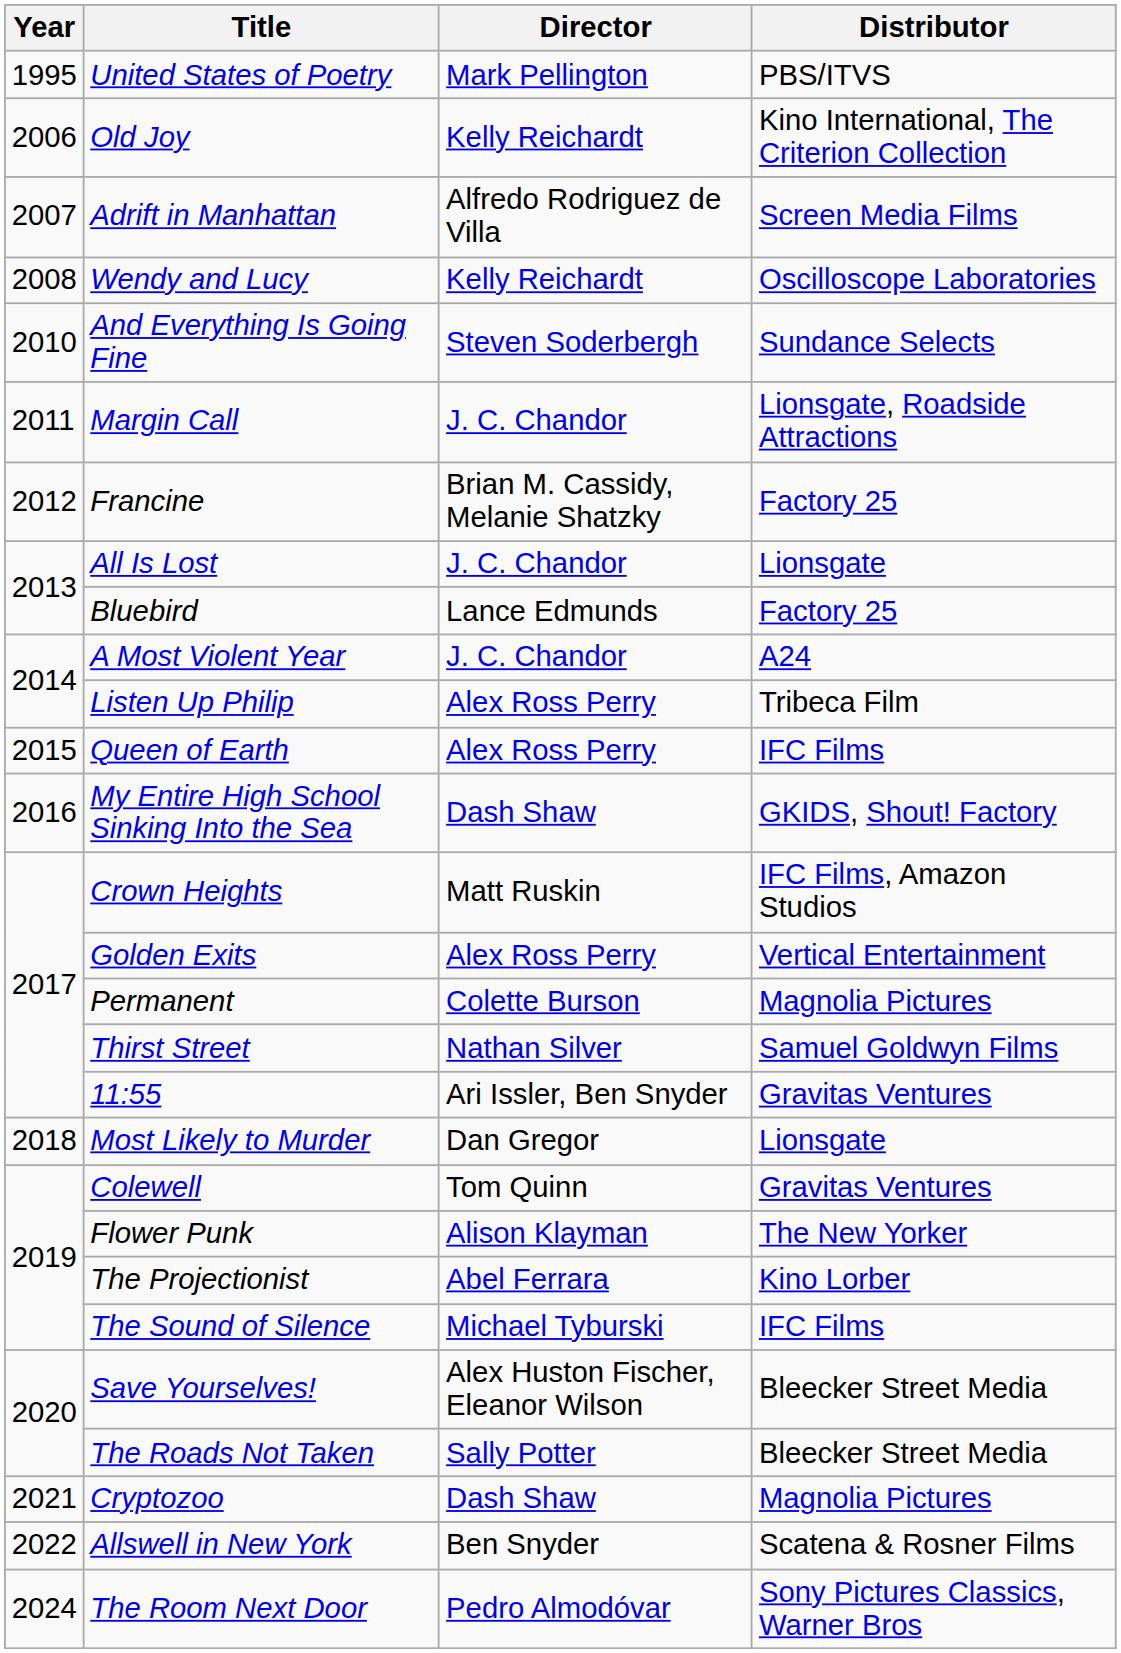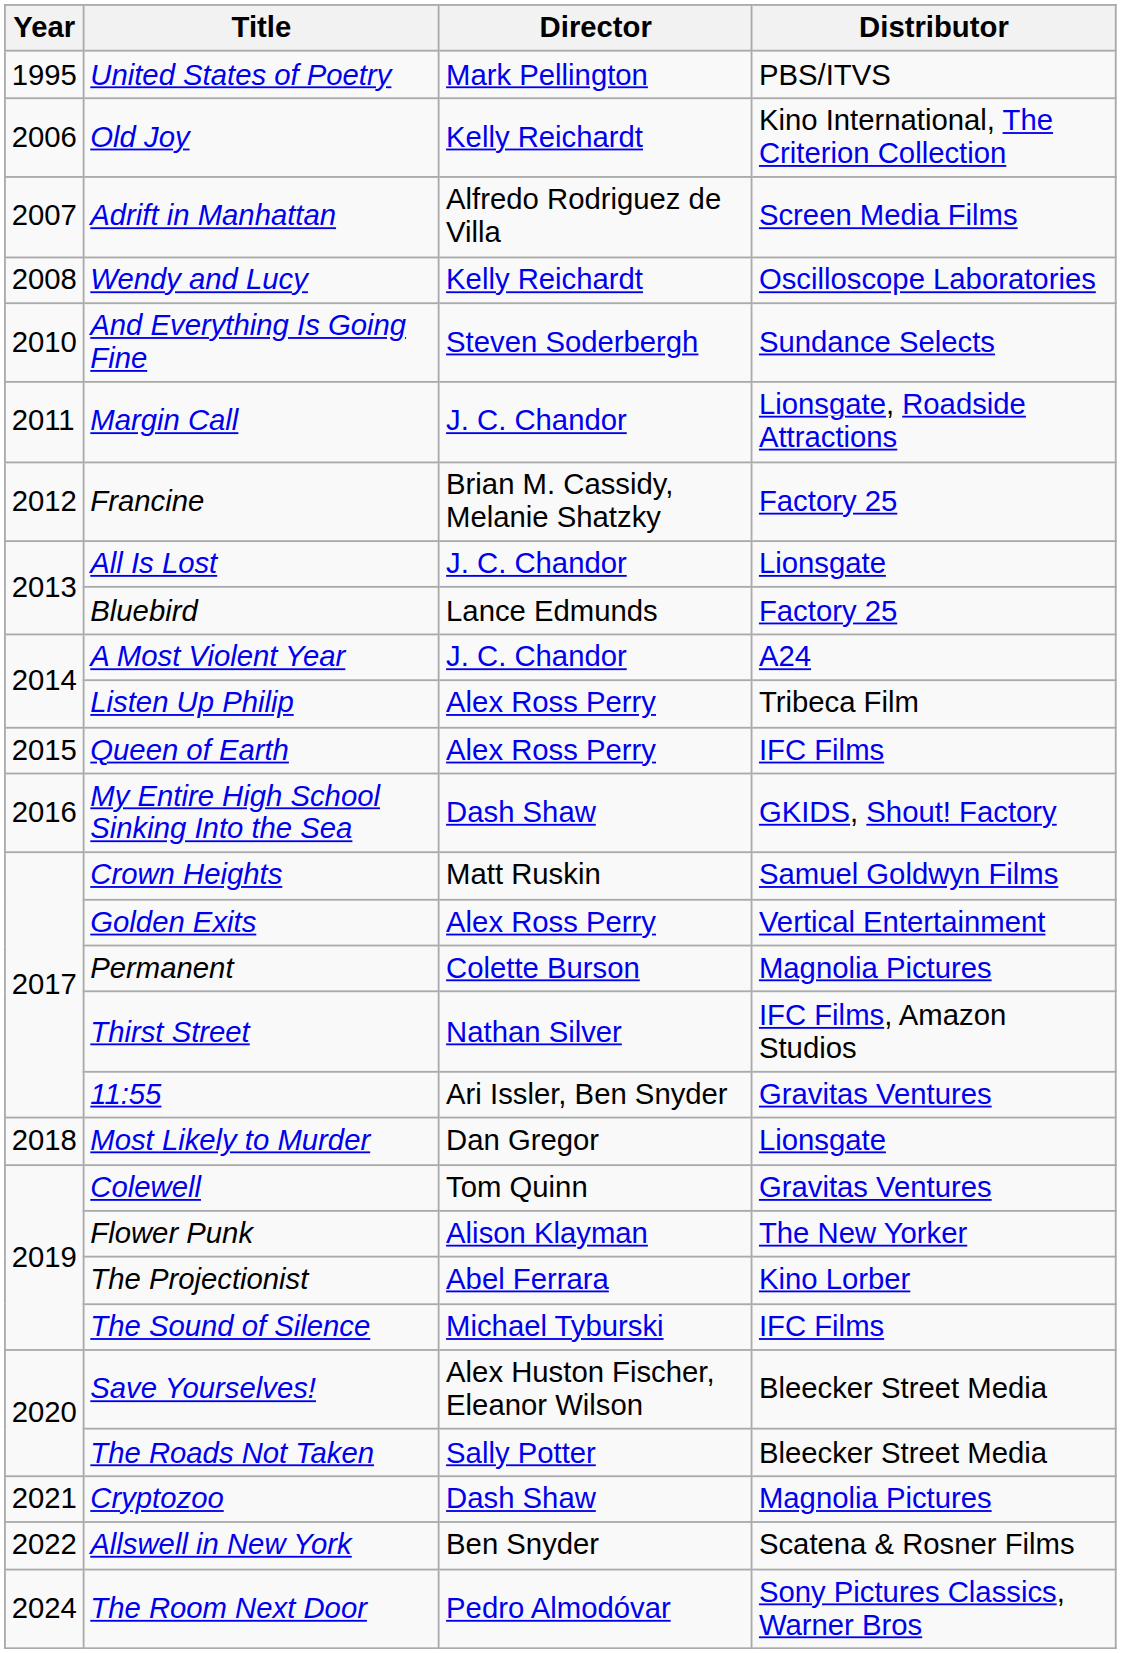(883, 891) IFC Films, Amazon Studios -> (909, 875) Samuel Goldwyn Films
(909, 1047) Samuel Goldwyn Films -> (883, 1031) IFC Films, Amazon Studios
